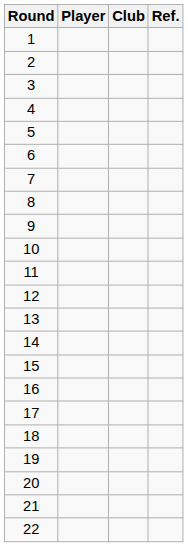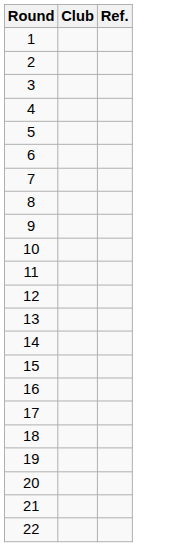- column: (83, 16)
